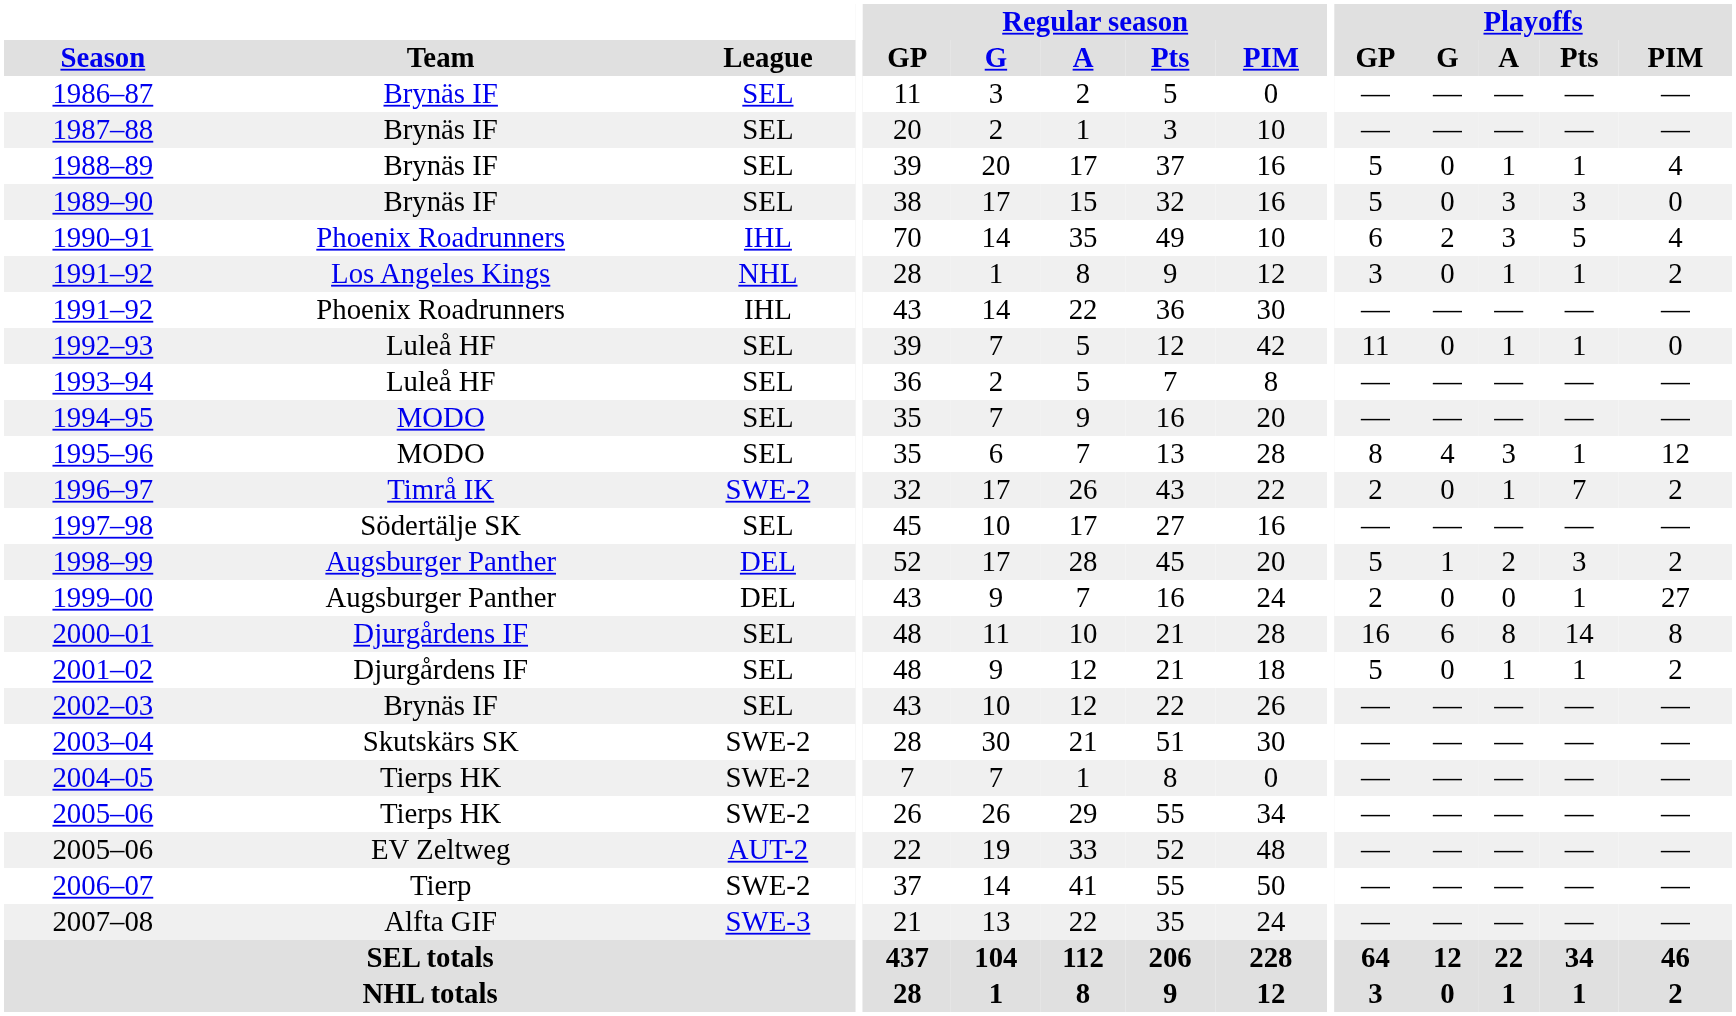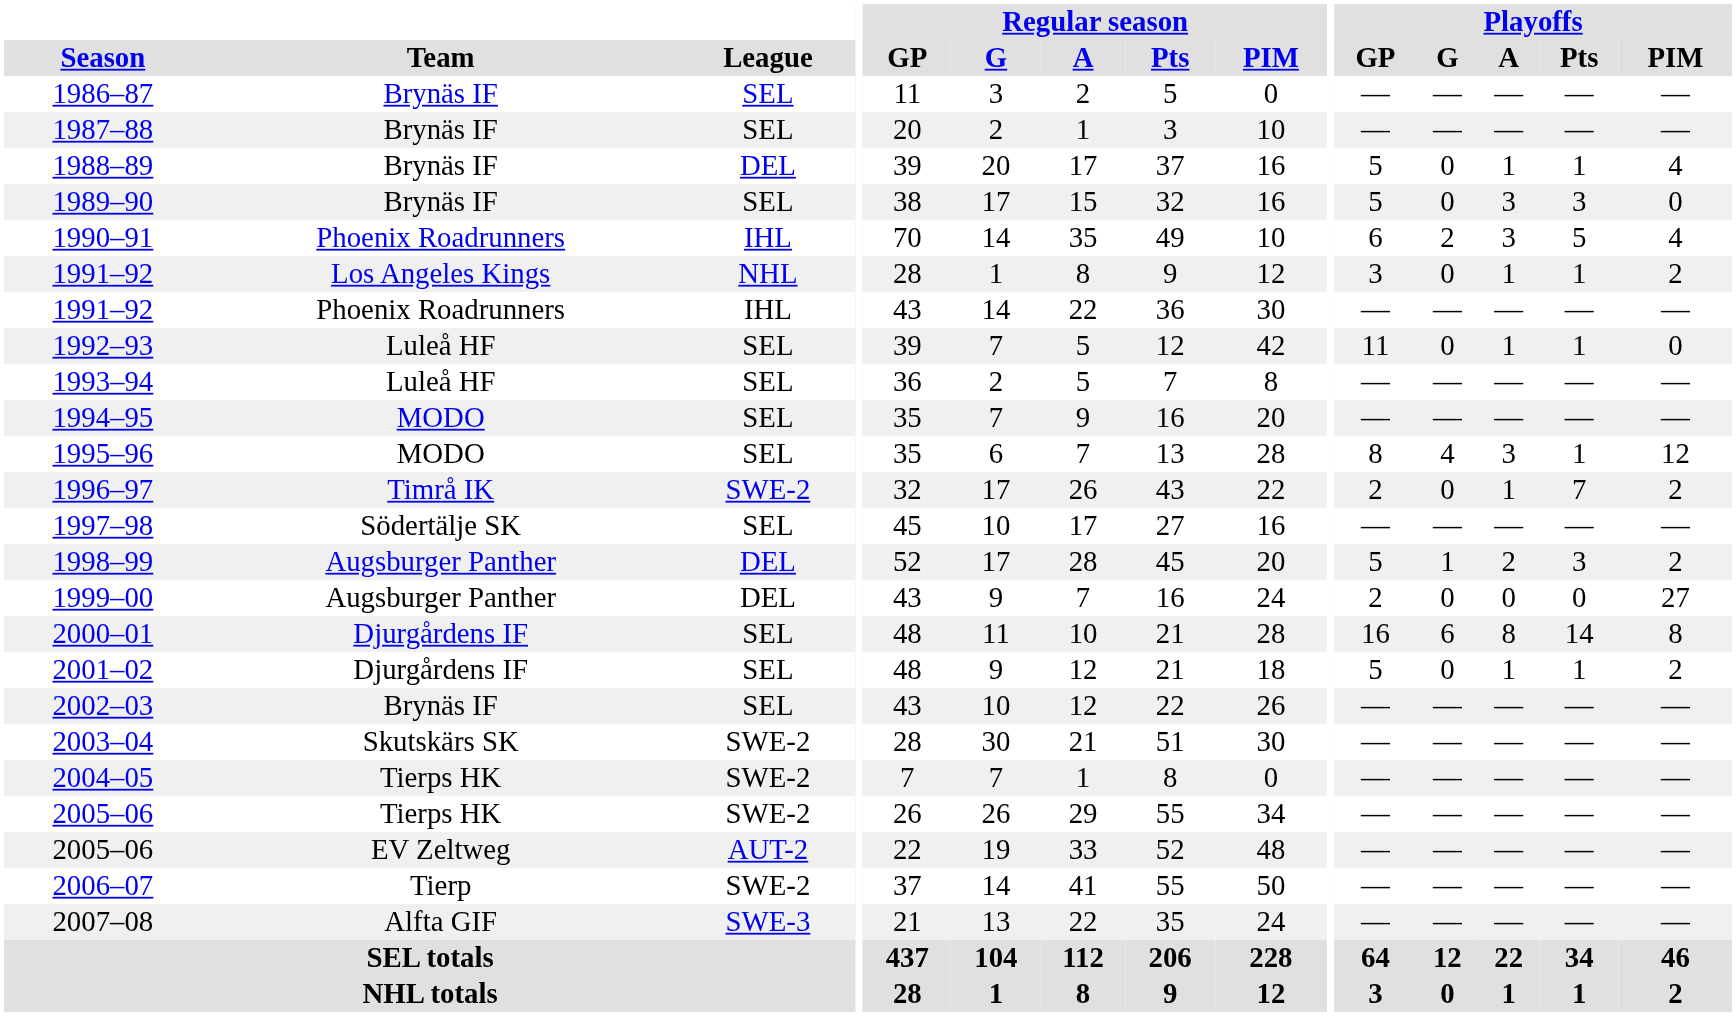(768, 165) SEL -> (768, 165) DEL
(1579, 597) 1 -> (1579, 597) 0
